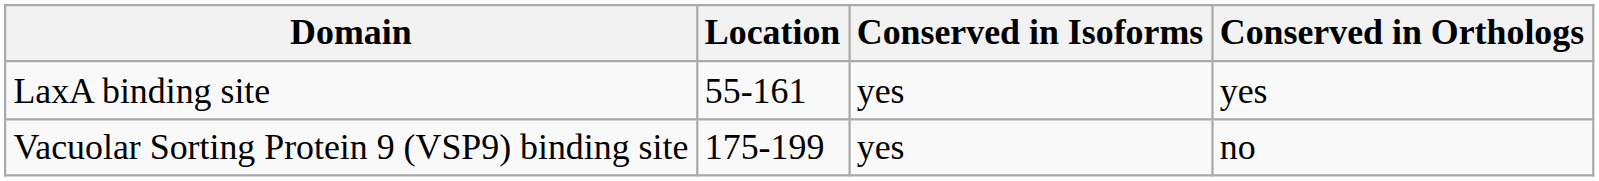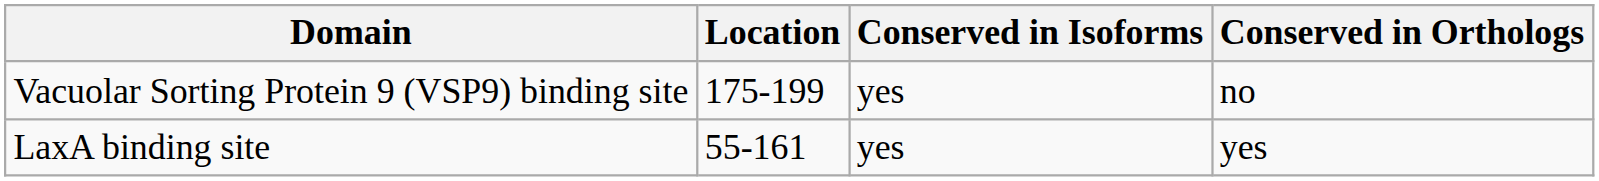rows swapped: (142, 89) <-> (351, 146)
